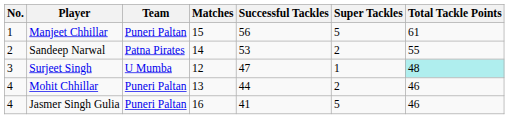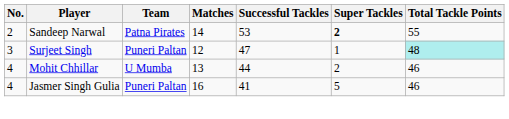- row: (68, 31)
(337, 50) normal -> (337, 31) bold
(148, 68) U Mumba -> (156, 50) Puneri Paltan
(156, 86) Puneri Paltan -> (148, 68) U Mumba
